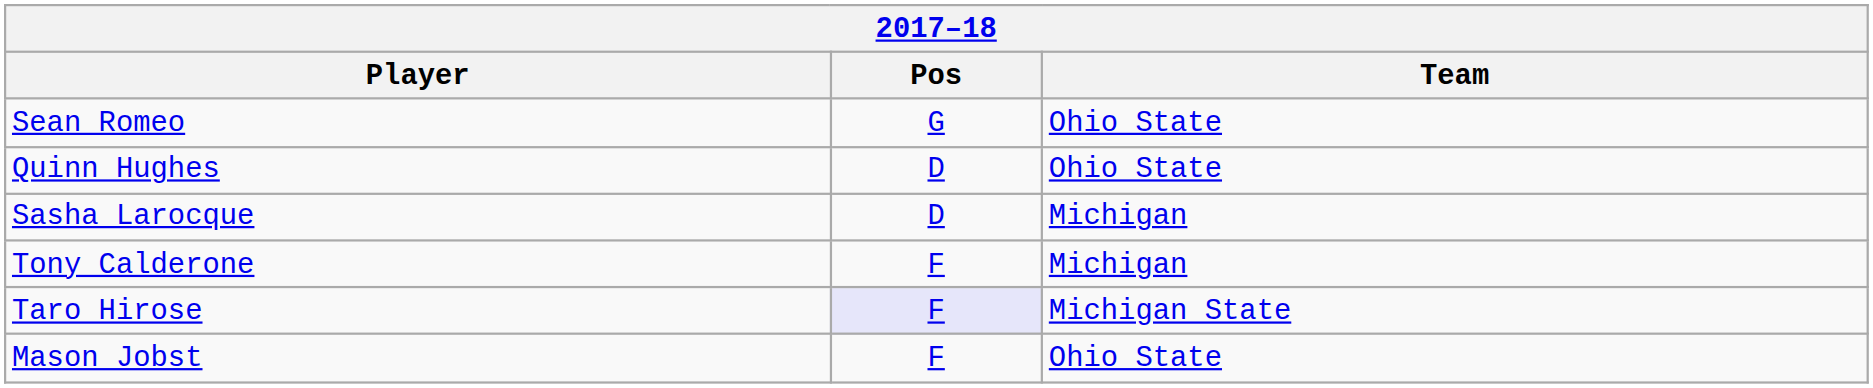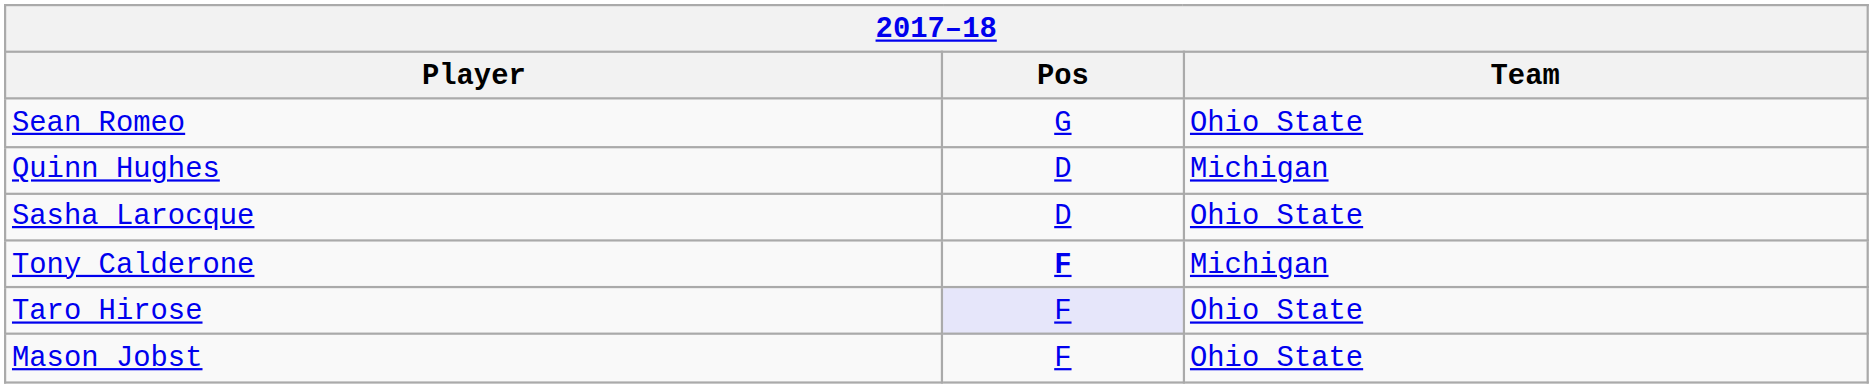(1135, 170) Ohio State -> (1259, 170) Michigan
(1118, 217) Michigan -> (1277, 217) Ohio State
(936, 264) normal -> (1063, 264) bold
(1170, 311) Michigan State -> (1277, 311) Ohio State
